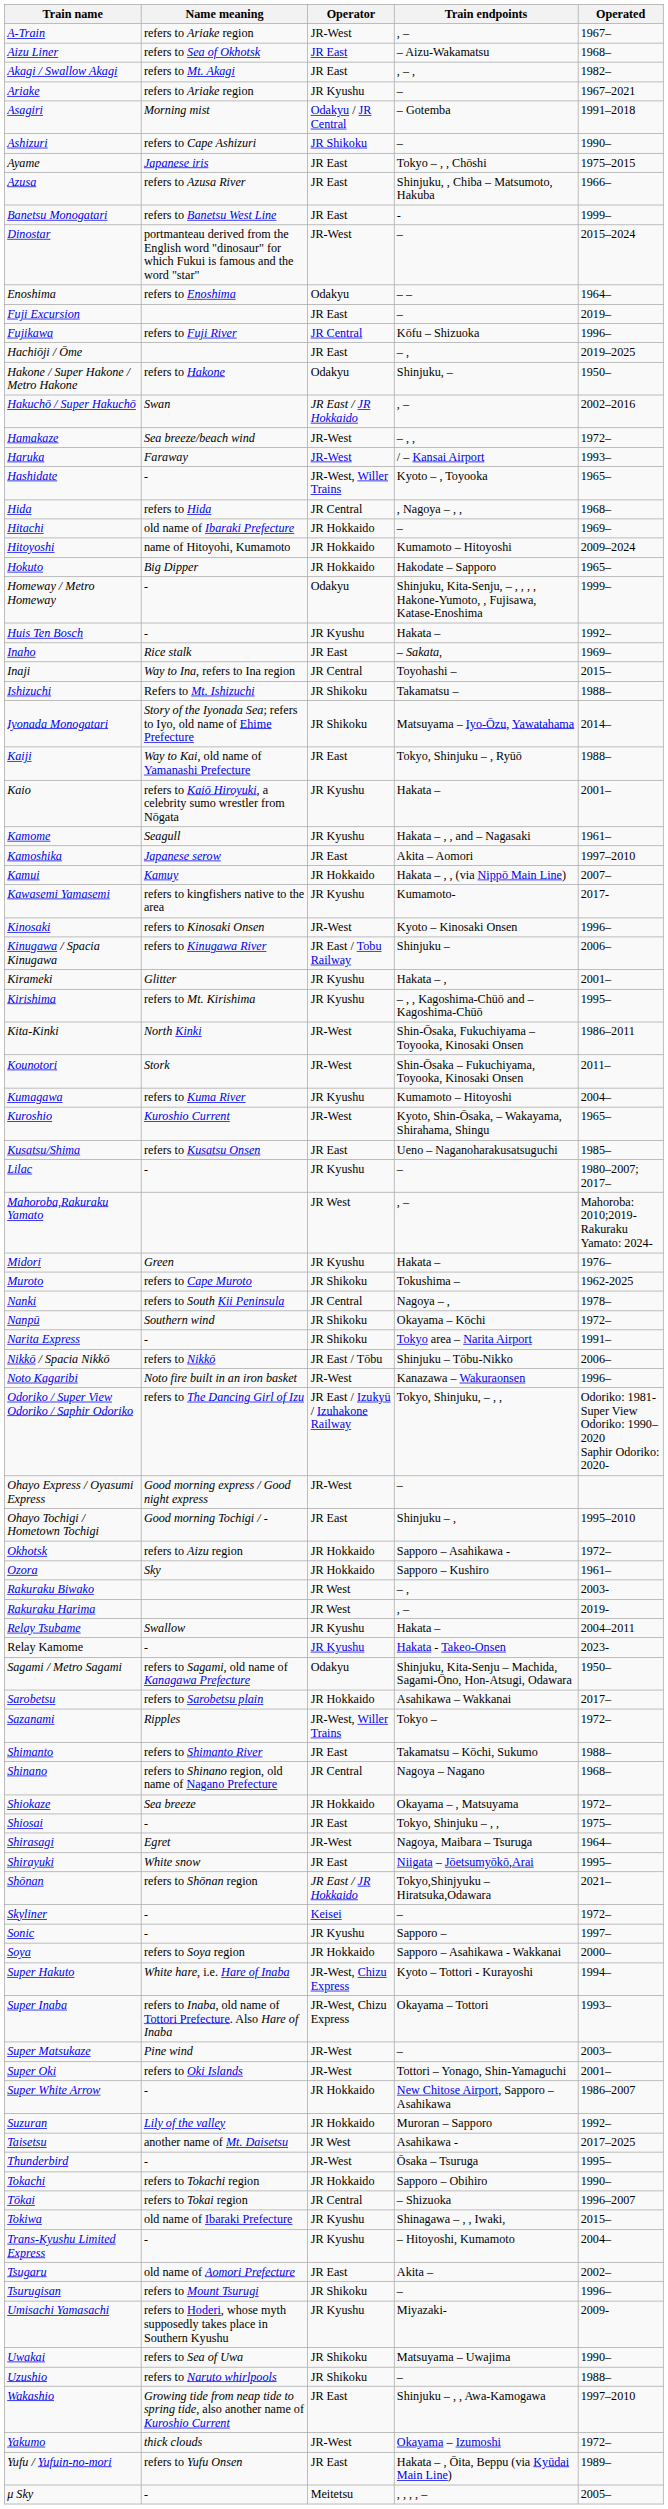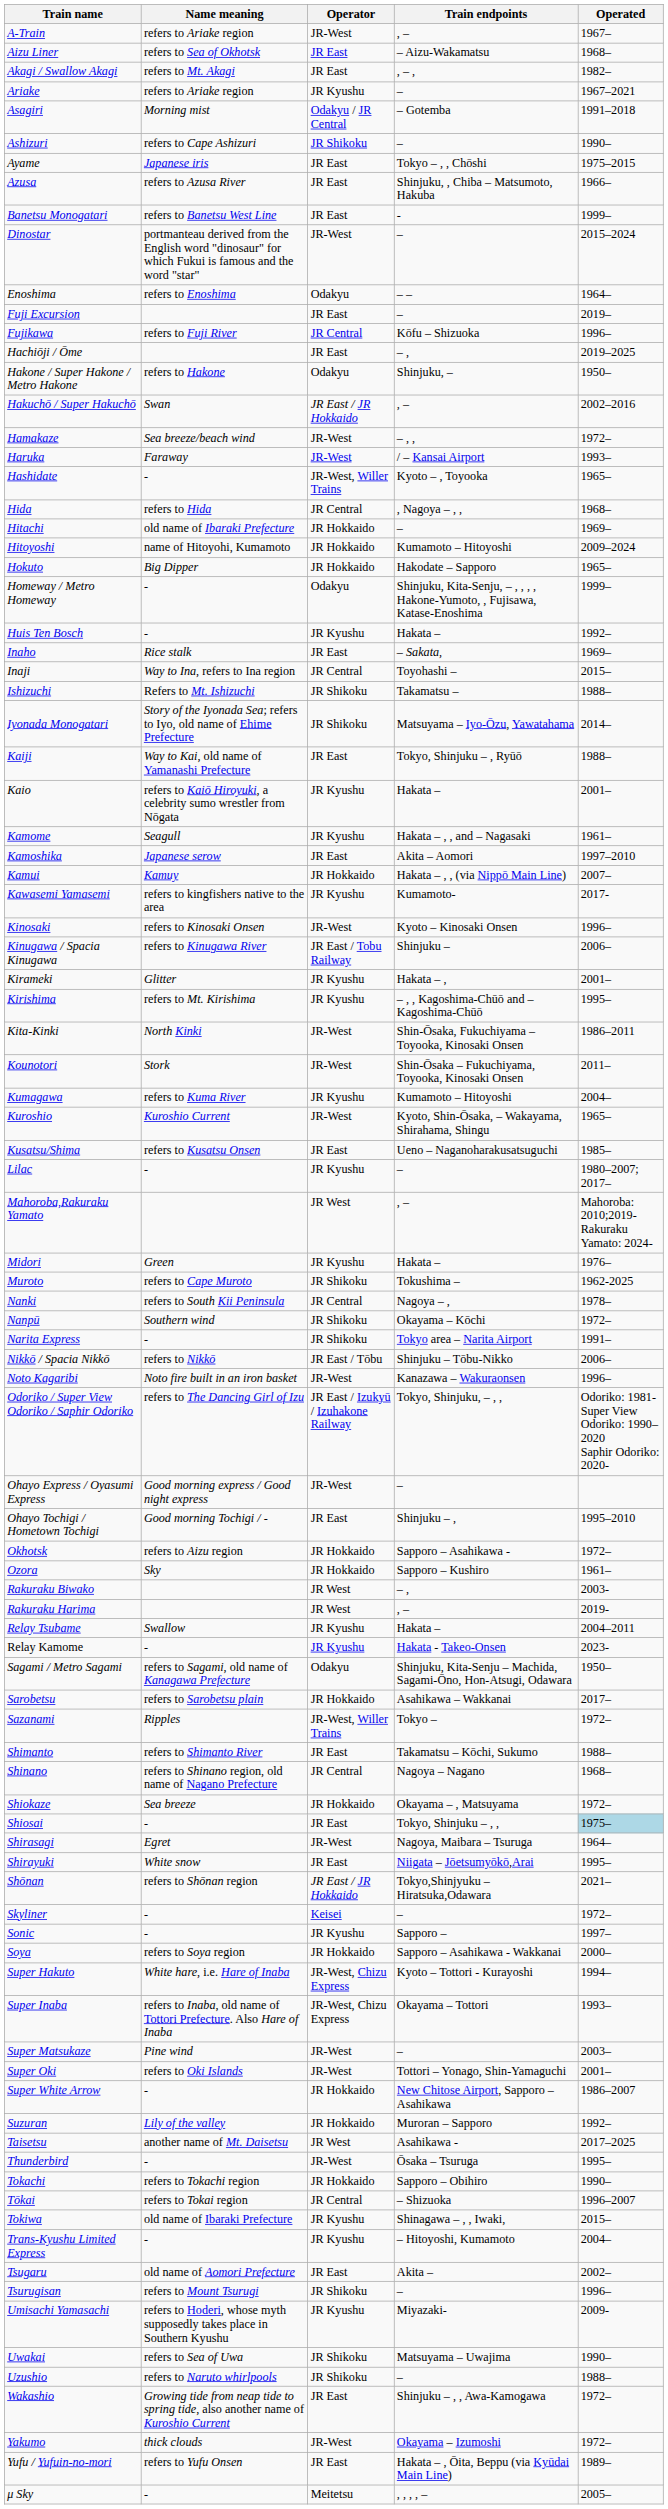(596, 1823) no background -> (596, 1823) lightblue background
(608, 2395) 1997–2010 -> (596, 2395) 1972–
